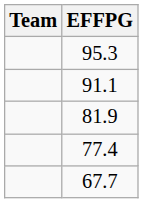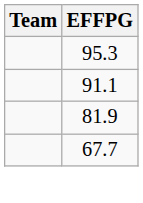- row: (100, 149)
